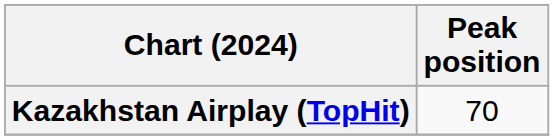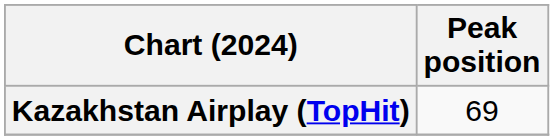(482, 109) 70 -> (482, 109) 69
